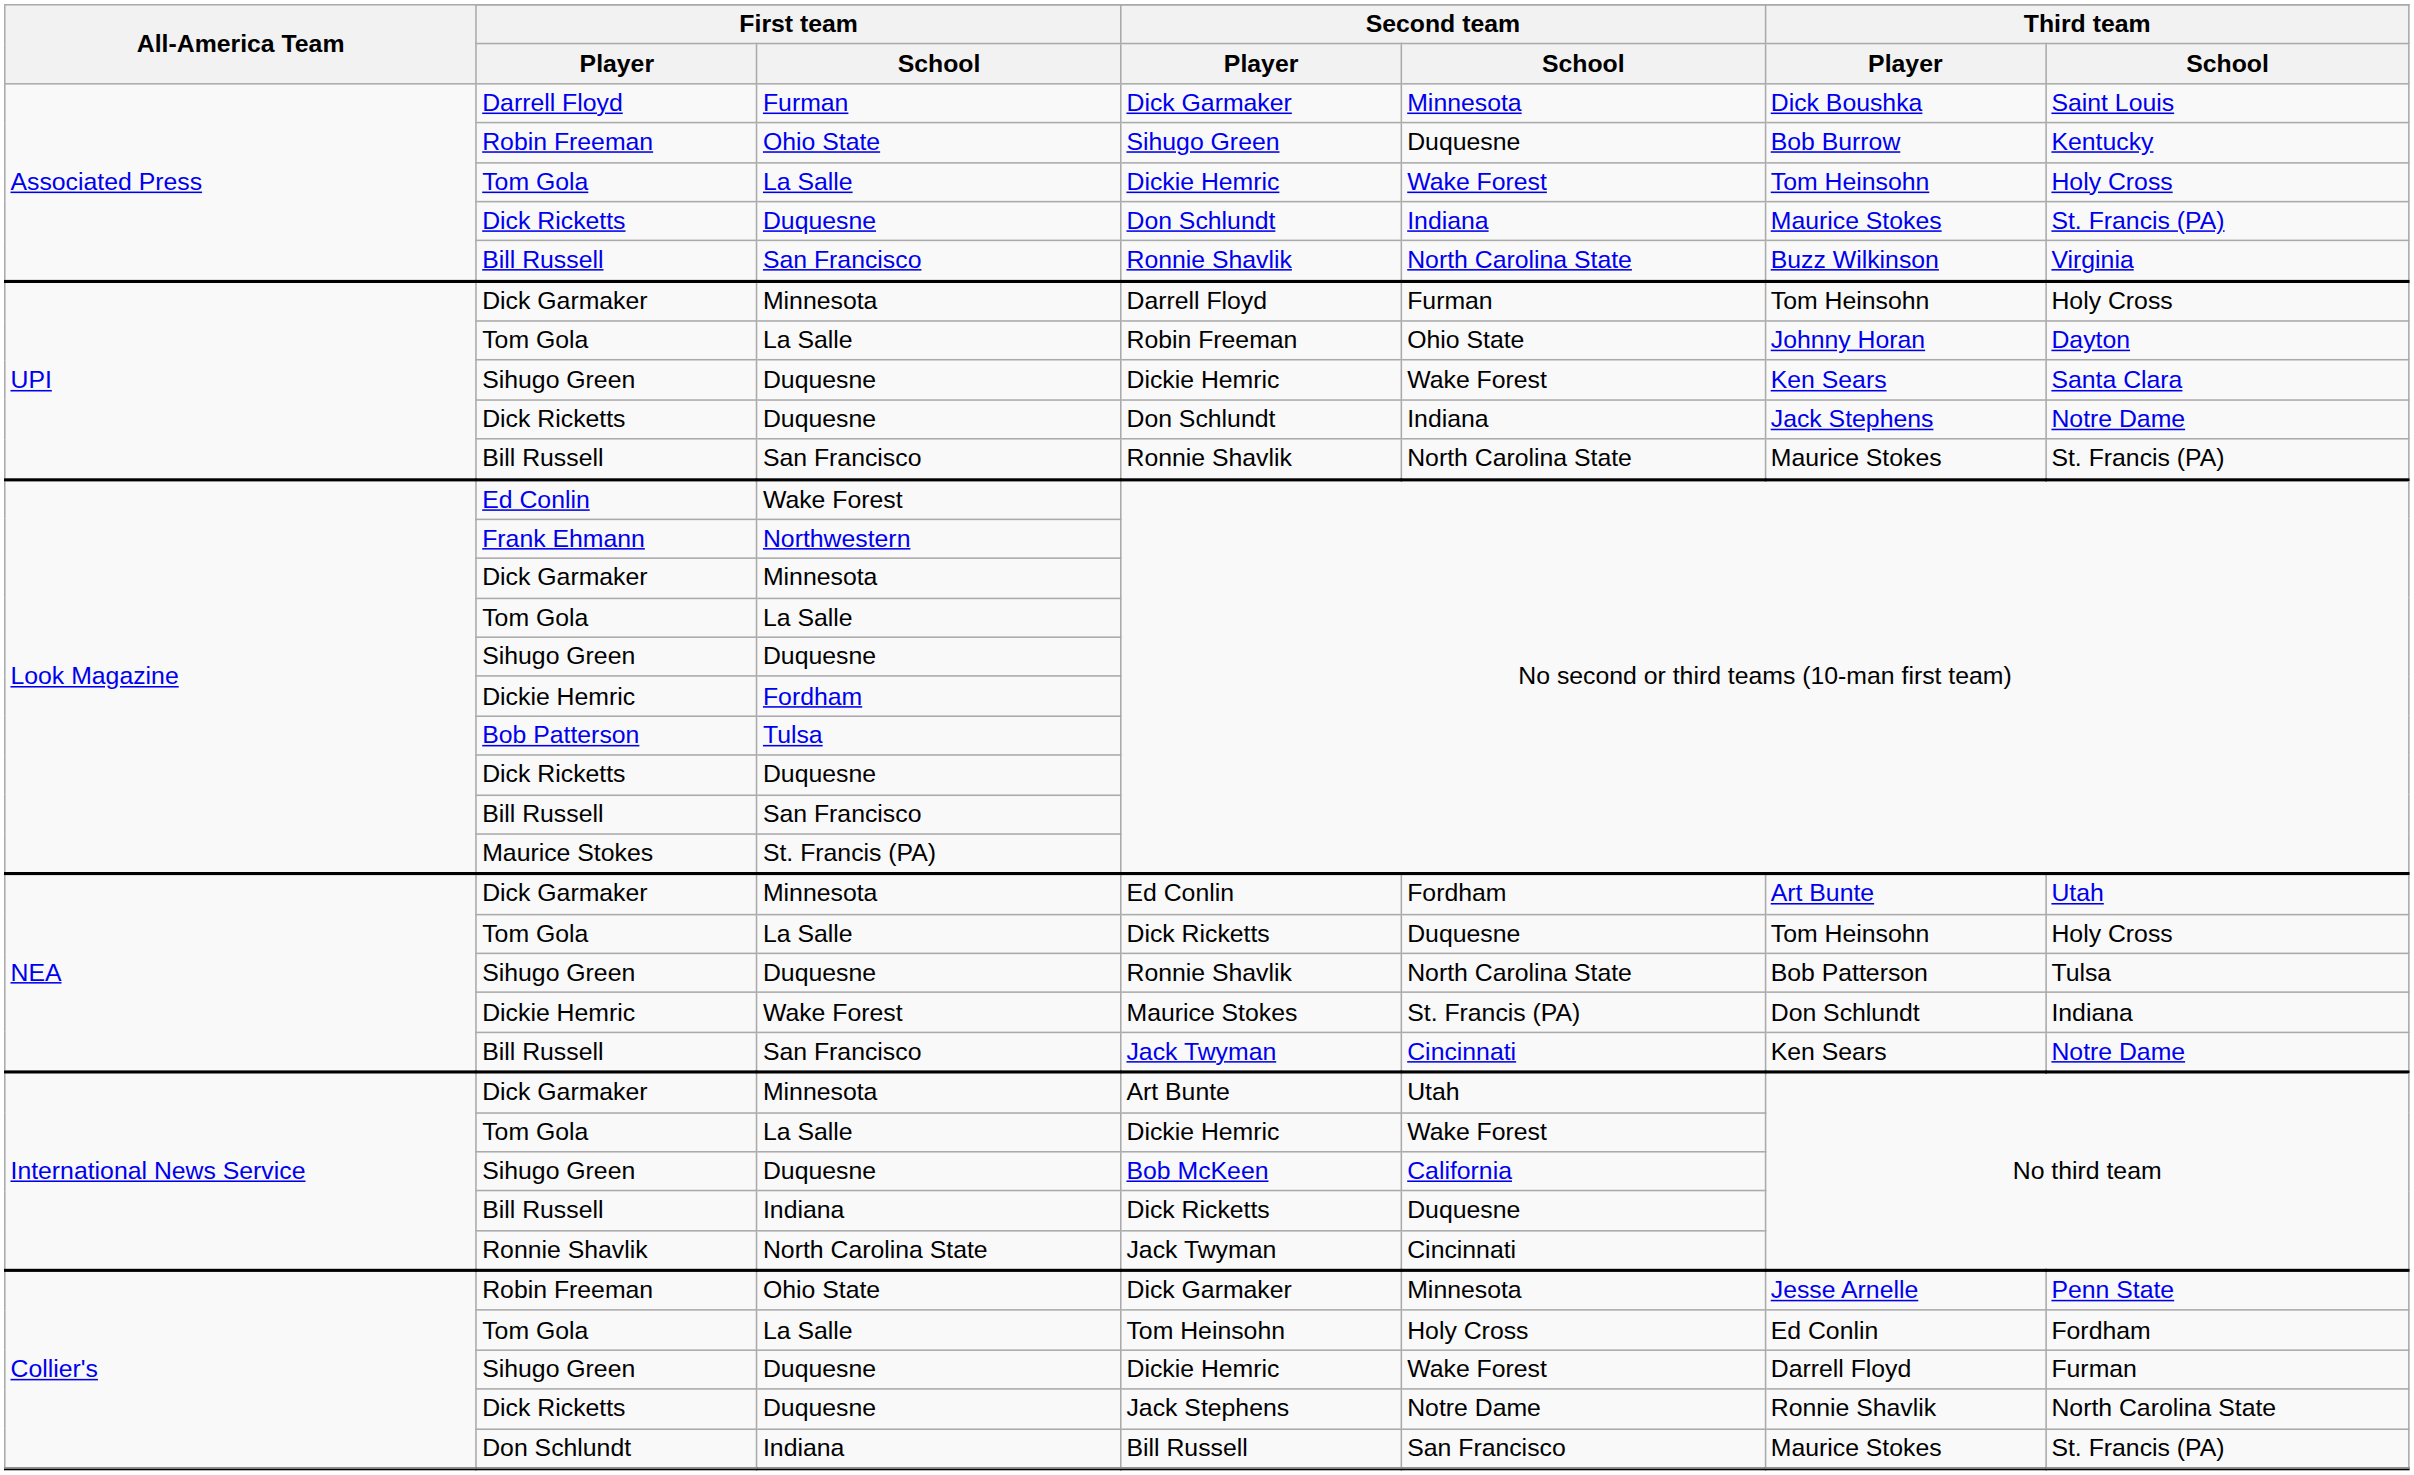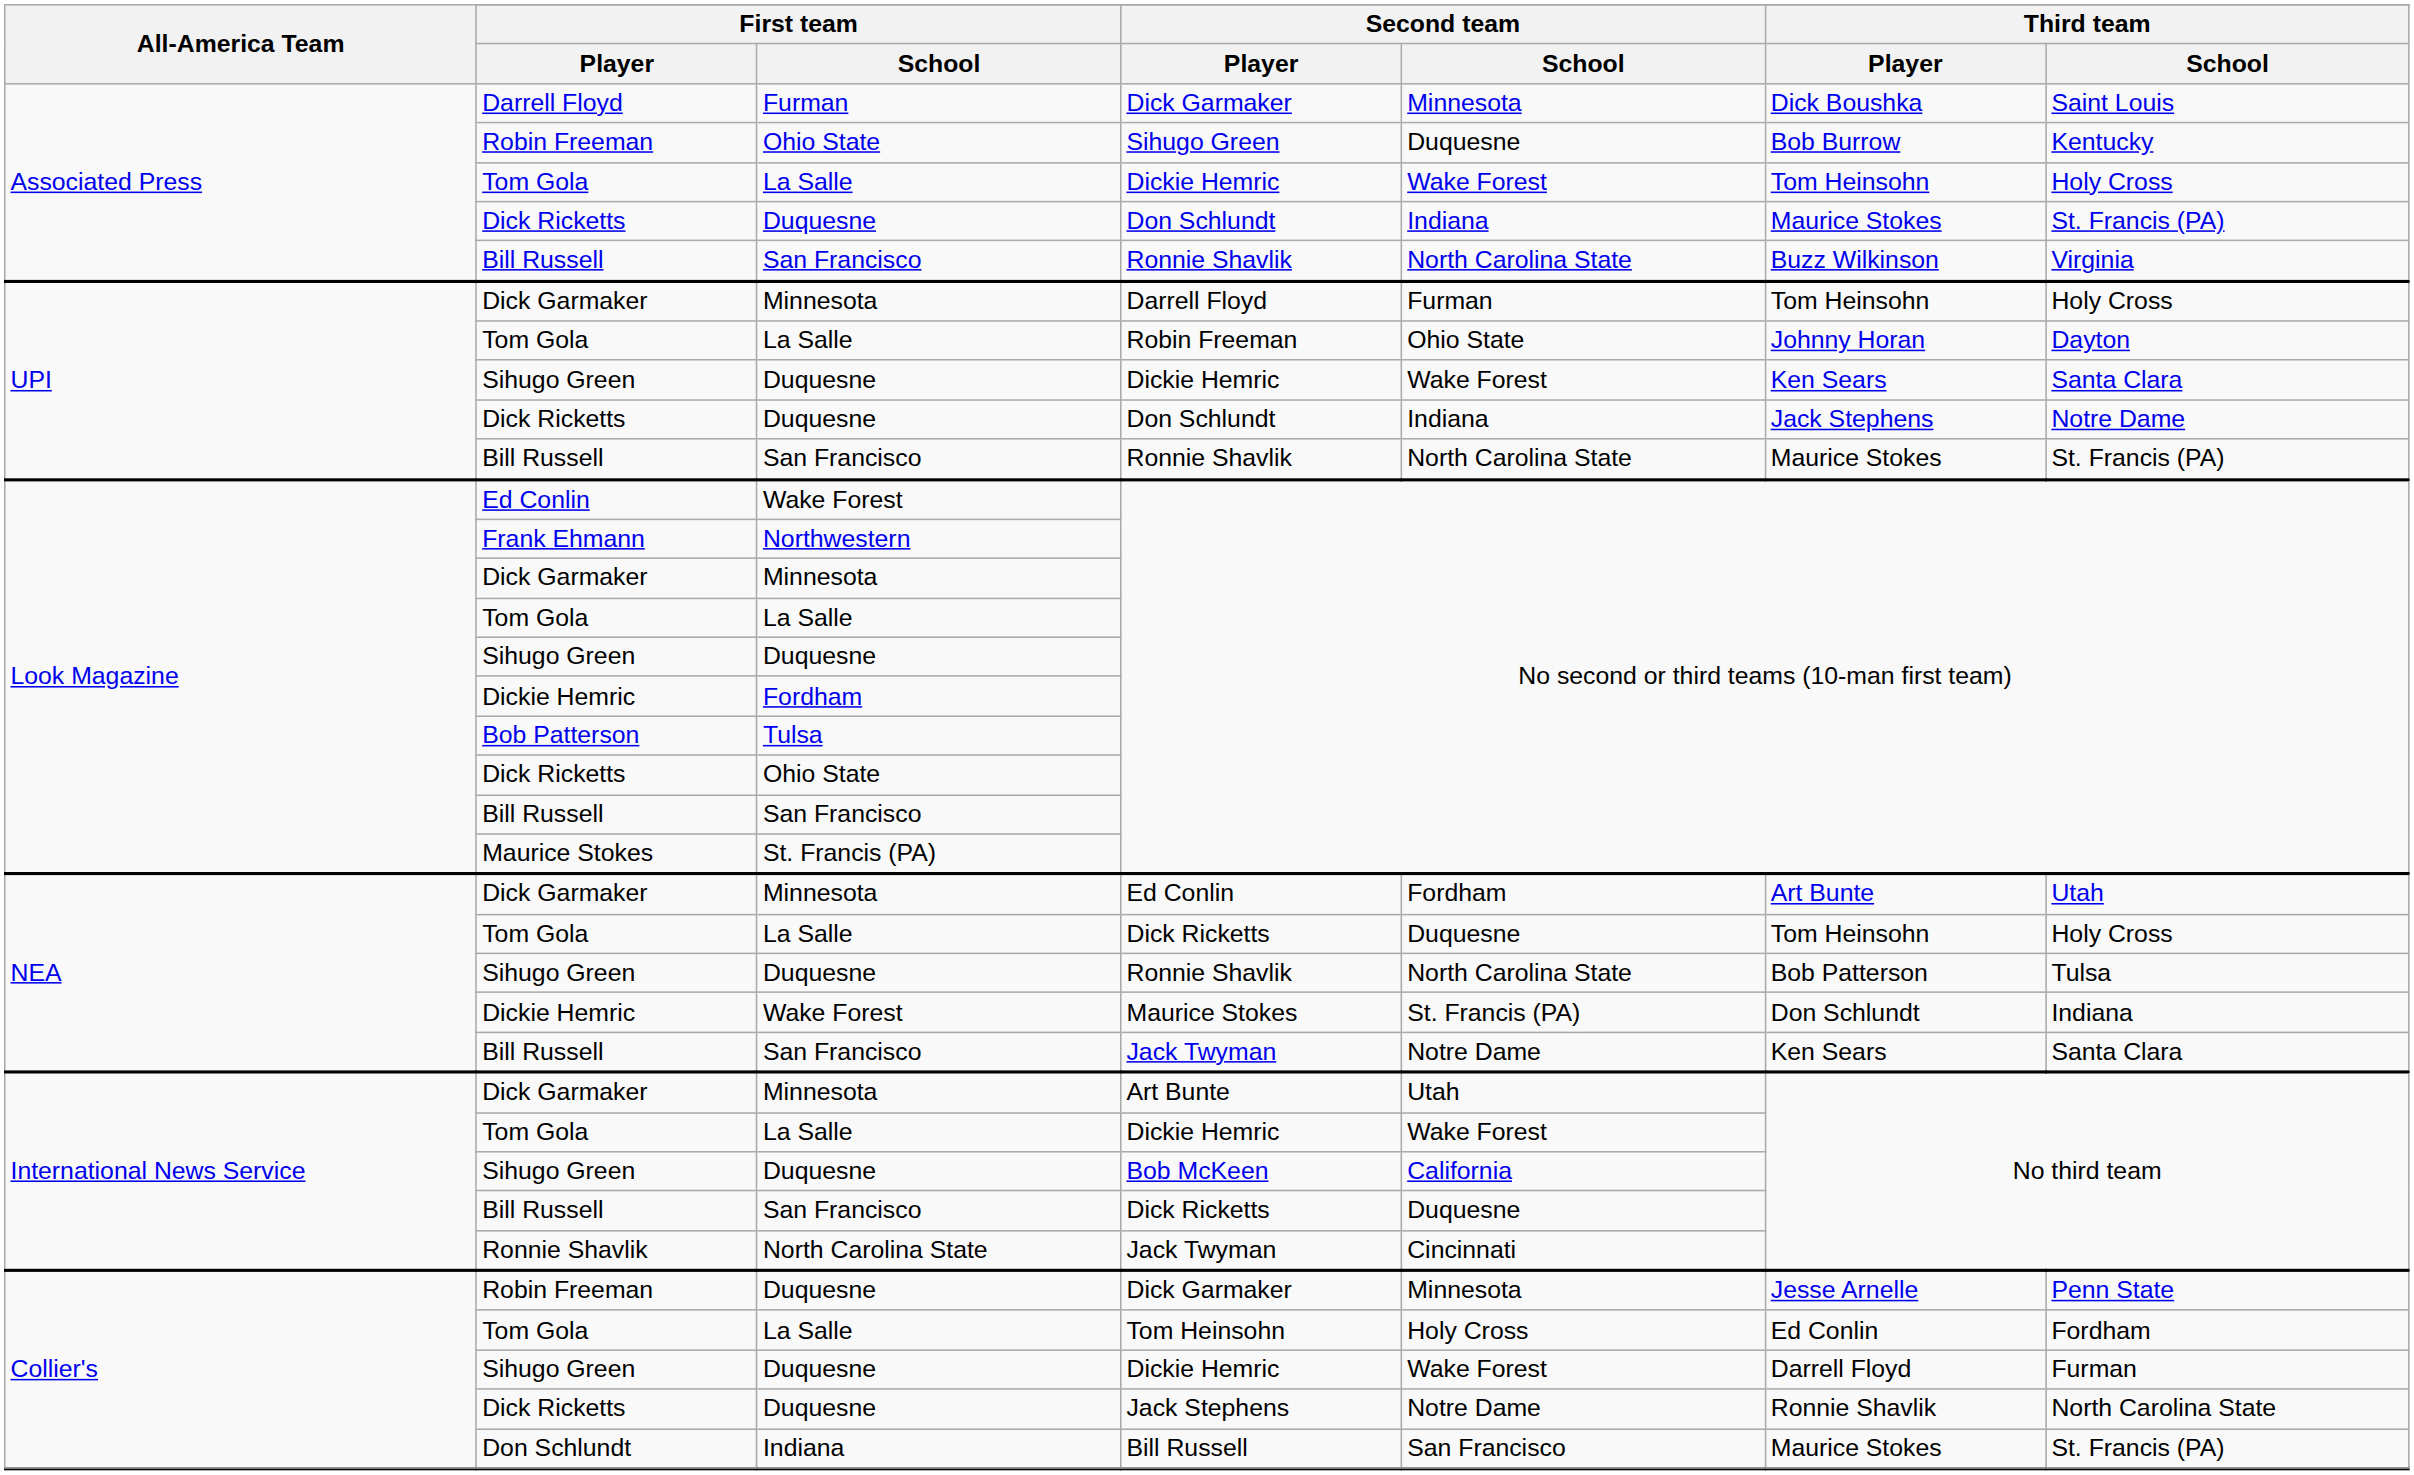(819, 774) Duquesne -> (822, 774) Ohio State
(1462, 1051) Cincinnati -> (1474, 1051) Notre Dame
(2118, 1051) Notre Dame -> (2117, 1051) Santa Clara
(804, 1210) Indiana -> (842, 1210) San Francisco
(822, 1290) Ohio State -> (819, 1290) Duquesne
